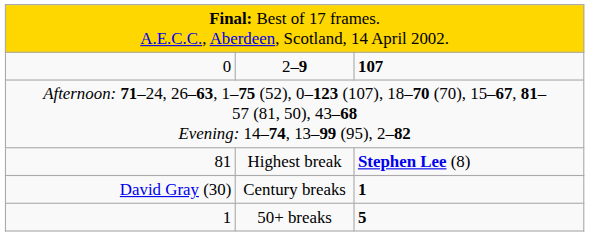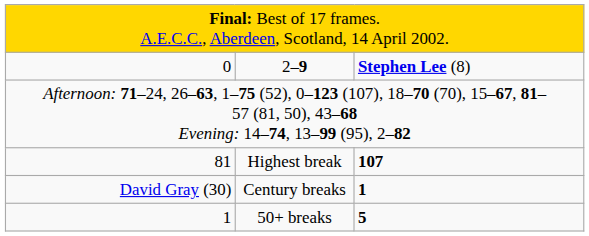(371, 66) 107 -> (414, 66) Stephen Lee (8)
(414, 161) Stephen Lee (8) -> (371, 161) 107
